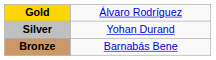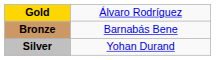rows swapped: (37, 30) <-> (37, 47)
